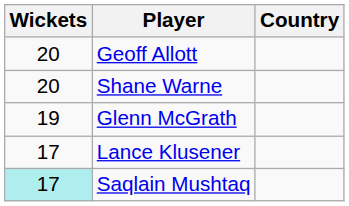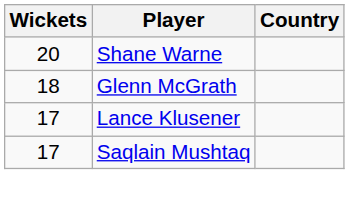- row: (147, 53)
(48, 119) 19 -> (48, 86) 18
(48, 184) paleturquoise background -> (48, 151) no background
